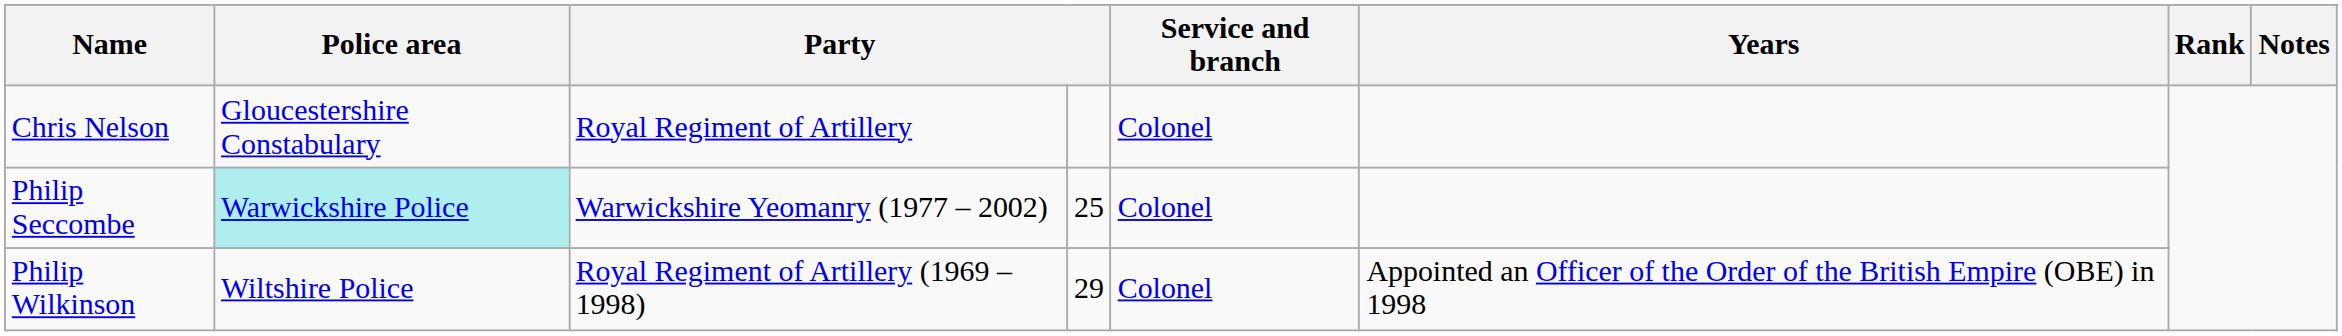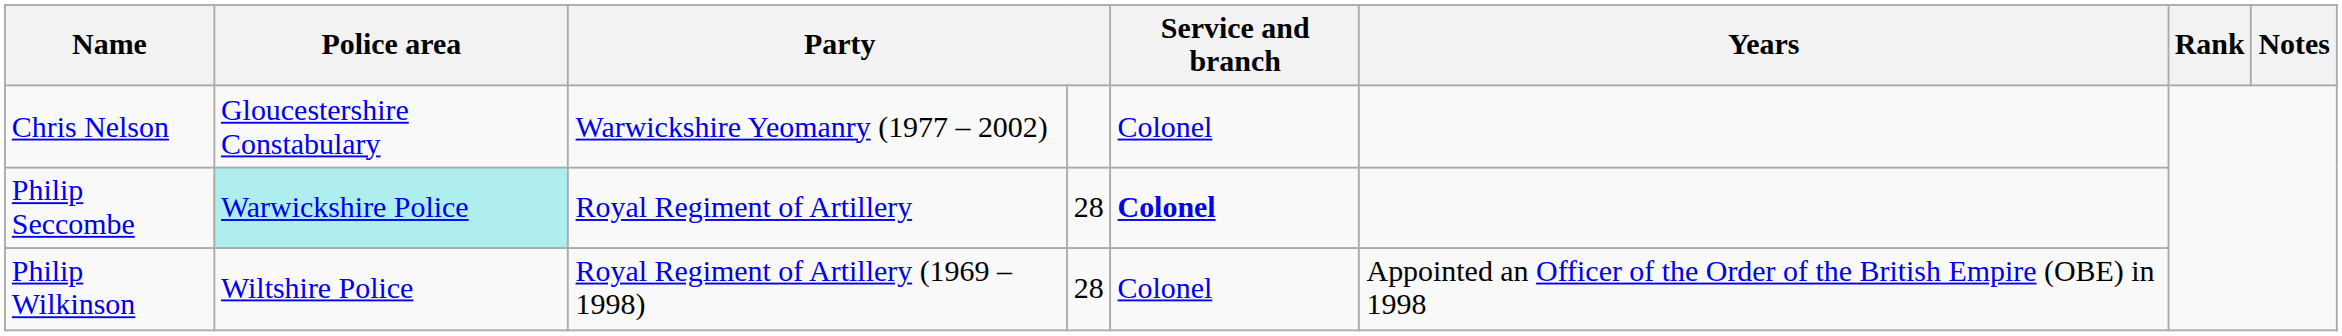(744, 126) Royal Regiment of Artillery -> (812, 126) Warwickshire Yeomanry (1977 – 2002)
(812, 207) Warwickshire Yeomanry (1977 – 2002) -> (744, 207) Royal Regiment of Artillery
(1089, 207) 25 -> (1089, 207) 28
(1165, 207) normal -> (1167, 207) bold
(1089, 288) 29 -> (1089, 288) 28
